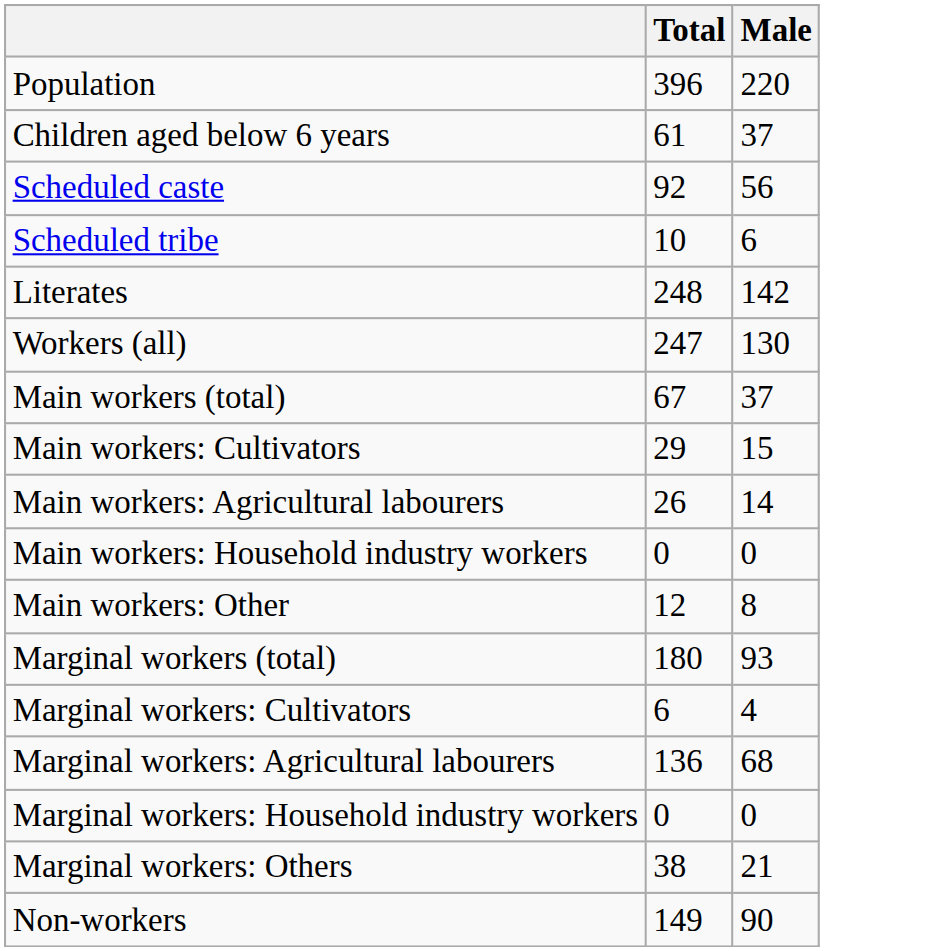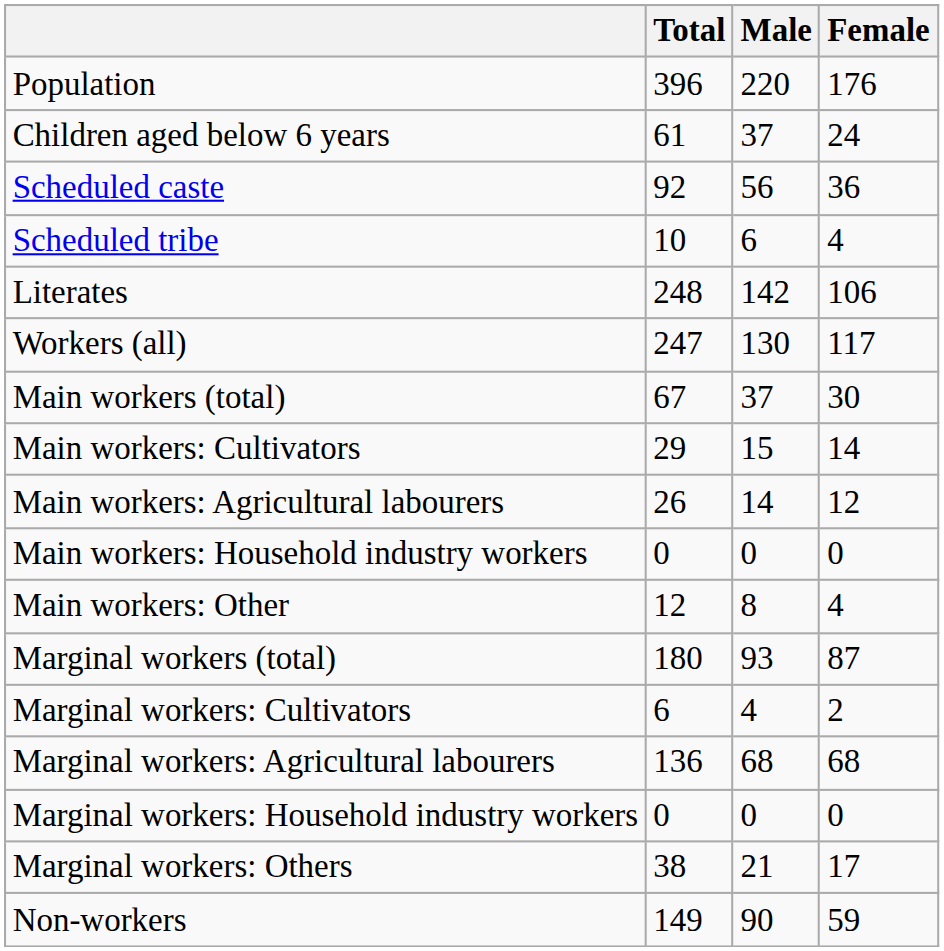+ column: (878, 30)
